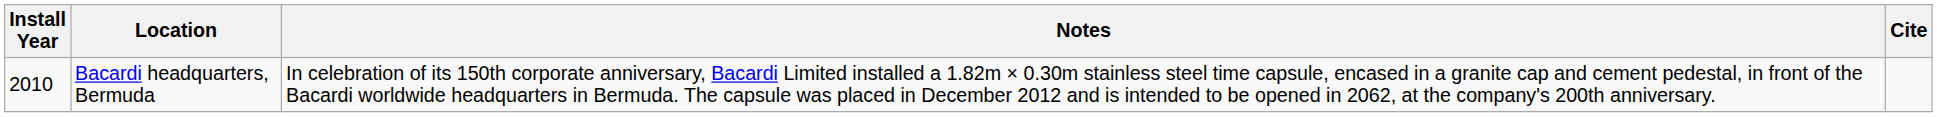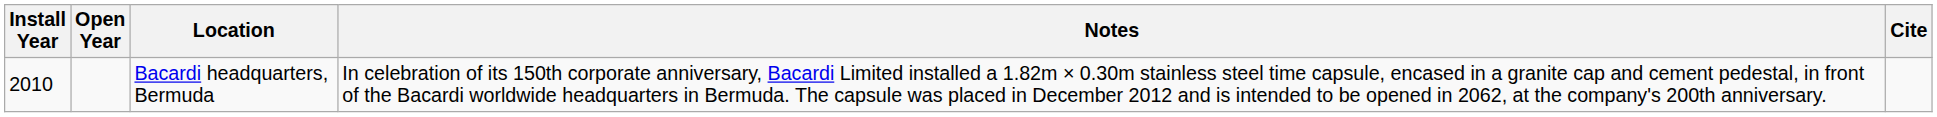+ column: (100, 31)
